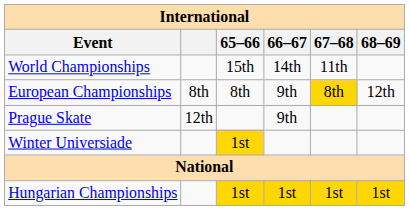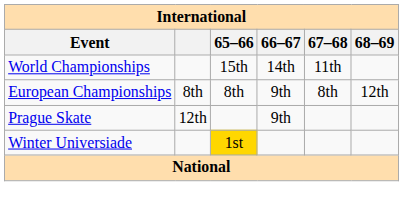(334, 92) gold background -> (328, 92) no background
- row: (93, 192)
